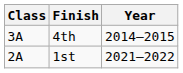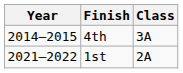columns swapped: (140, 15) <-> (27, 15)
